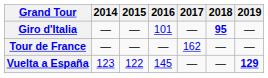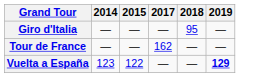- column: (163, 13)
(221, 30) bold -> (192, 30) normal
